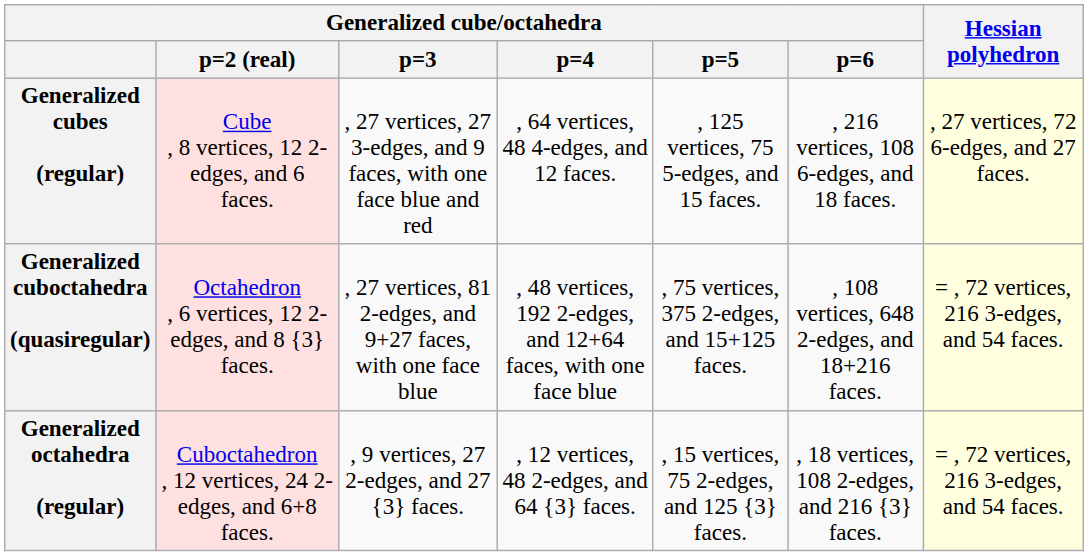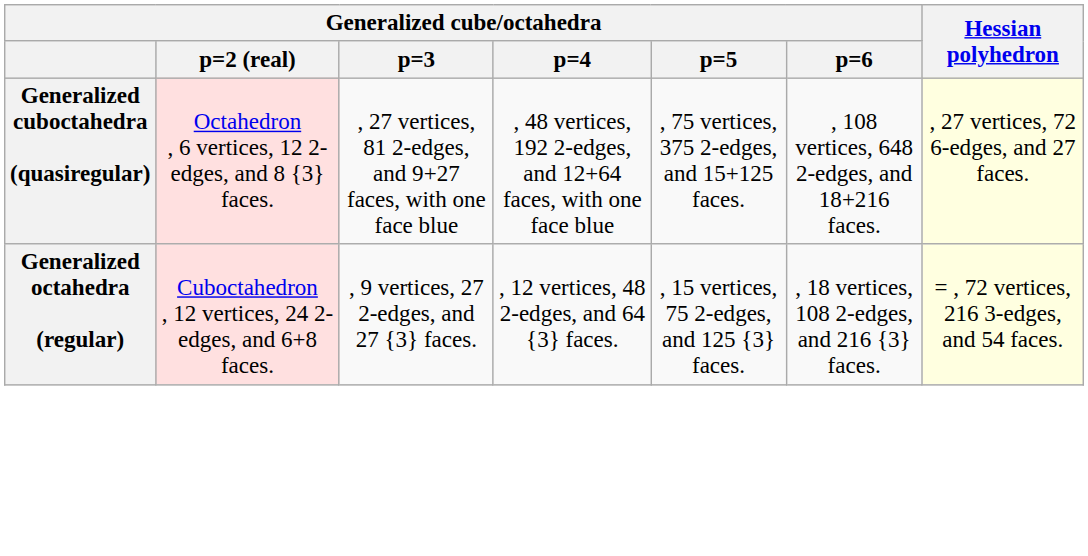- row: (80, 134)
(1003, 313) = , 72 vertices, 216 3-edges, and 54 faces. -> (1003, 147) , 27 vertices, 72 6-edges, and 27 faces.
